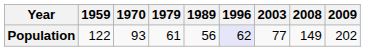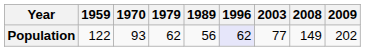(174, 35) 61 -> (174, 35) 62
